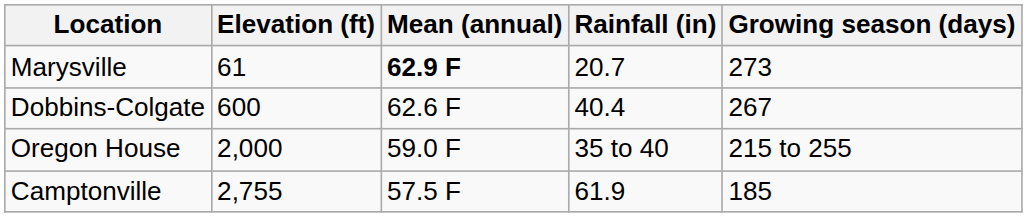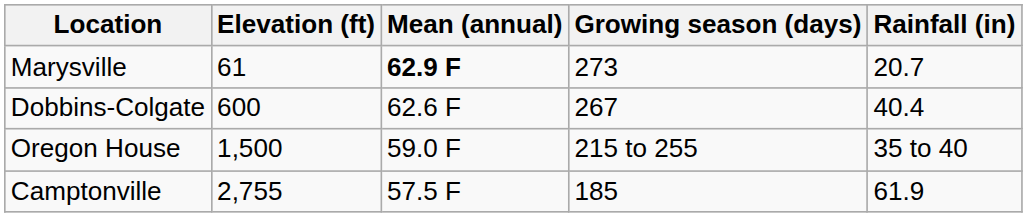columns swapped: (645, 25) <-> (872, 25)
(250, 149) 2,000 -> (250, 149) 1,500
